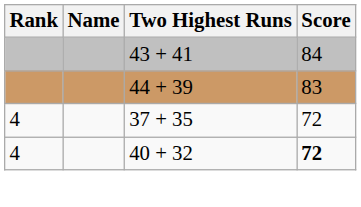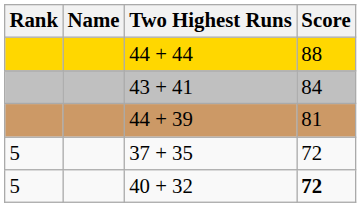+ row: (161, 53)
(312, 86) 83 -> (312, 119) 81
(15, 119) 4 -> (15, 152) 5
(15, 152) 4 -> (15, 185) 5
